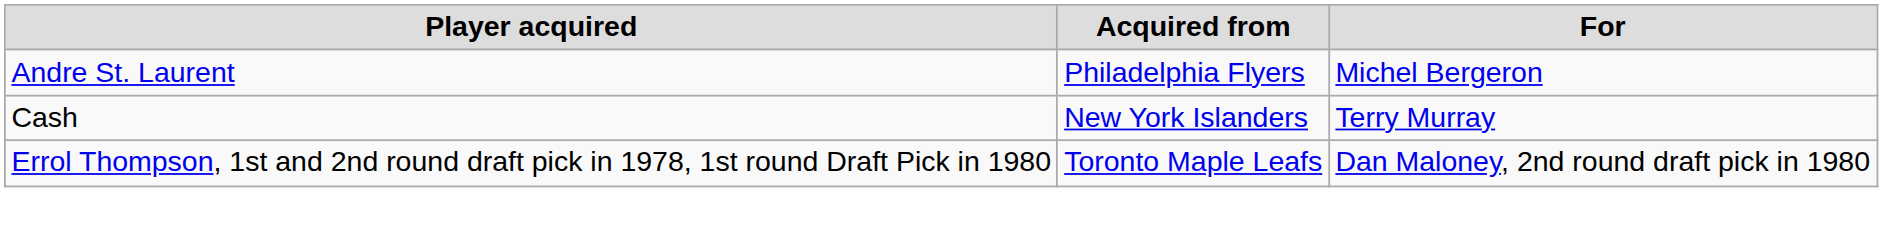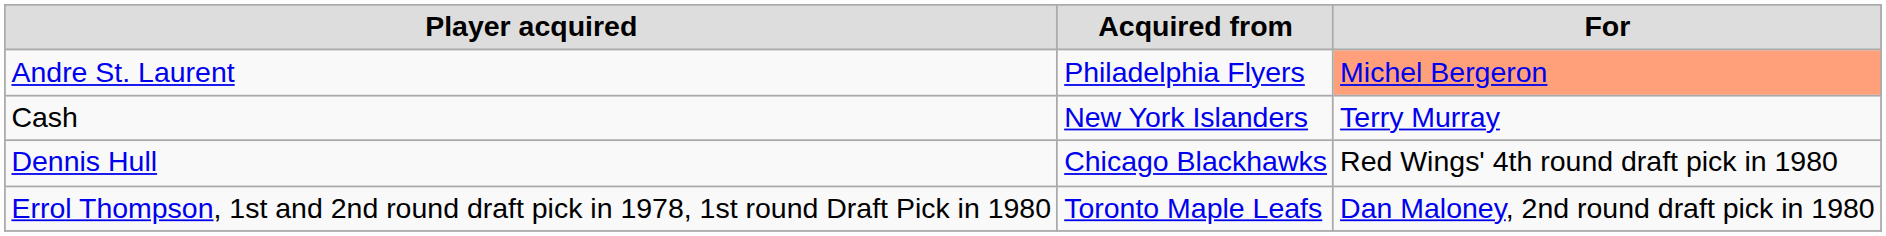(1439, 72) no background -> (1444, 72) lightsalmon background
+ row: (84, 162)
